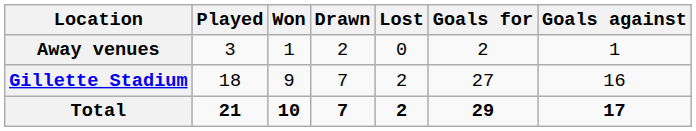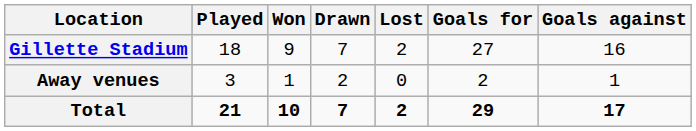rows swapped: (98, 80) <-> (98, 50)
